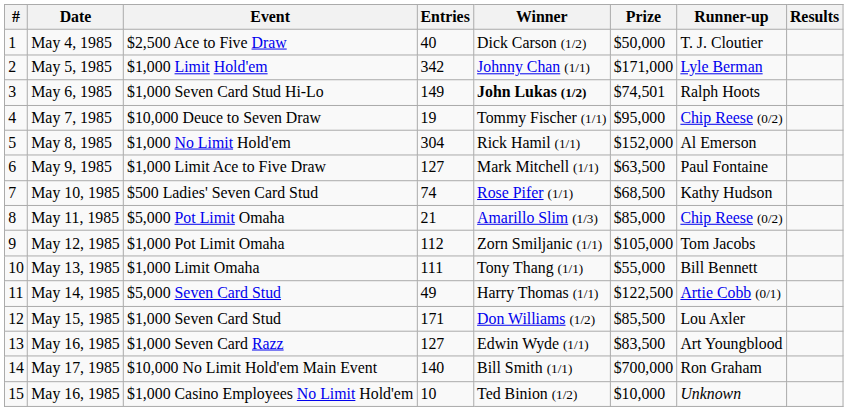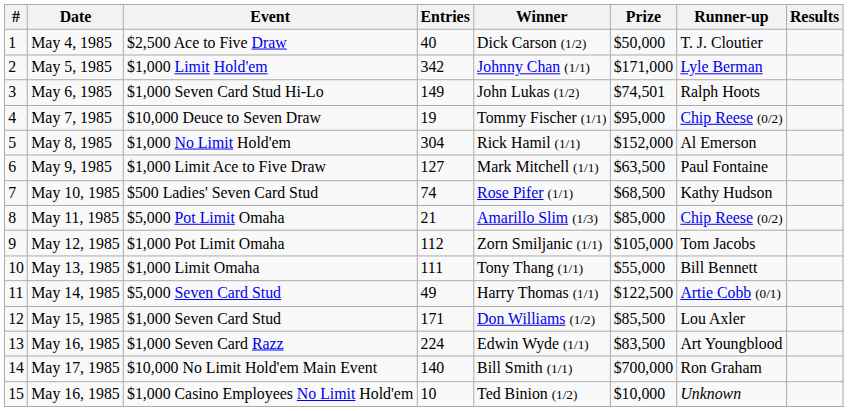(532, 92) bold -> (528, 92) normal
(432, 343) 127 -> (432, 343) 224
